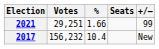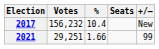rows swapped: (26, 37) <-> (26, 24)
